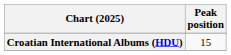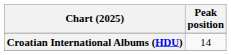(206, 42) 15 -> (206, 42) 14
